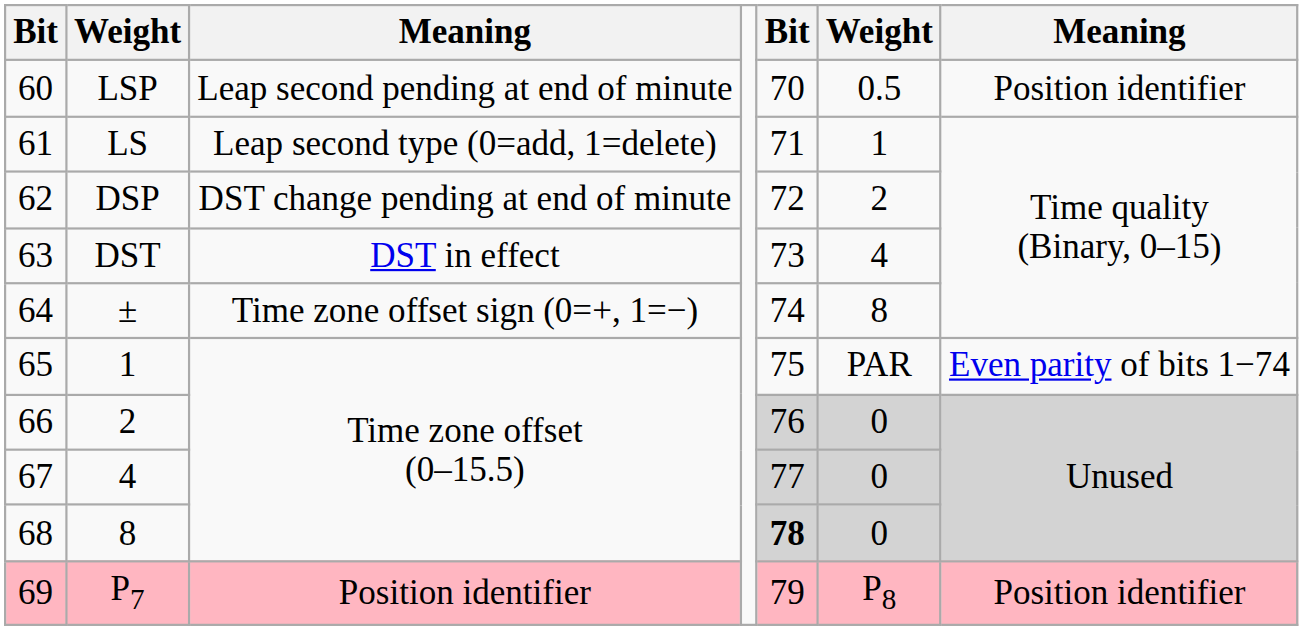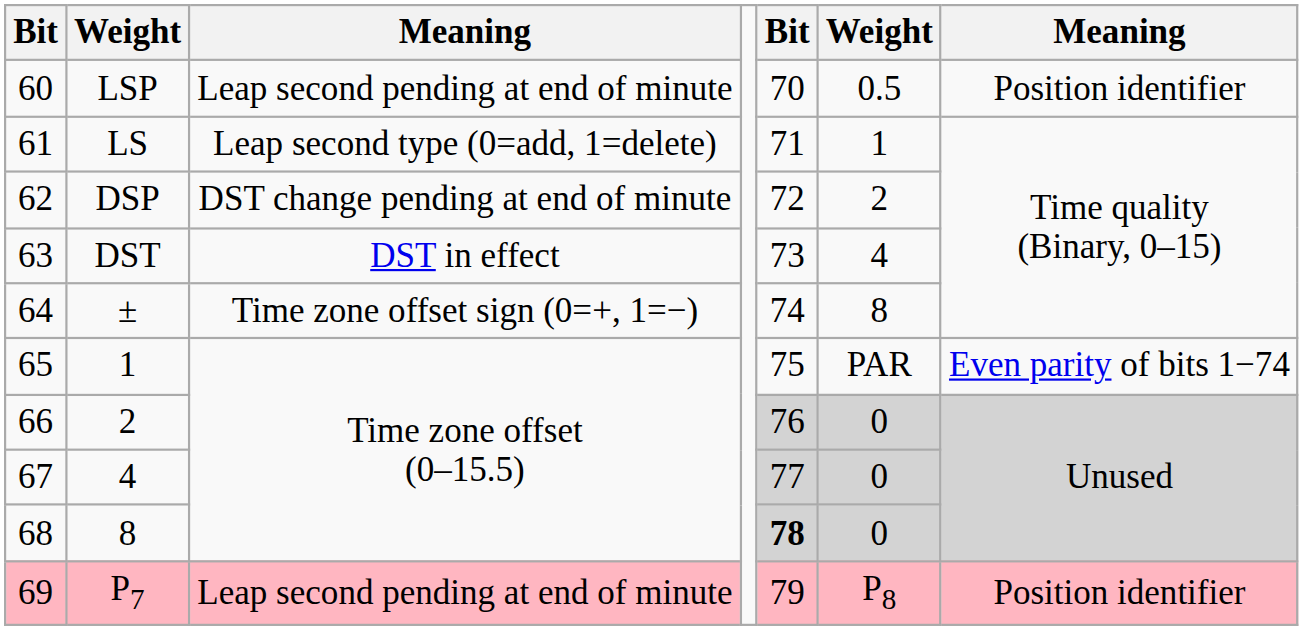(465, 592) Position identifier -> (465, 592) Leap second pending at end of minute
